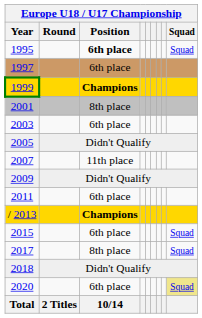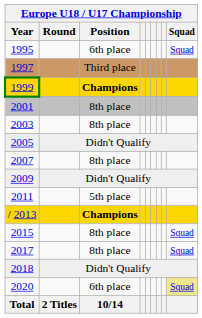(110, 49) bold -> (110, 49) normal
(110, 67) 6th place -> (110, 67) Third place
(110, 124) 6th place -> (110, 124) 8th place
(110, 160) 11th place -> (110, 160) 8th place
(110, 196) 6th place -> (110, 196) 5th place
(110, 232) 6th place -> (110, 232) 8th place
